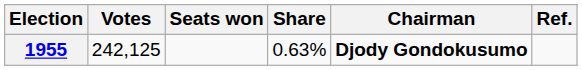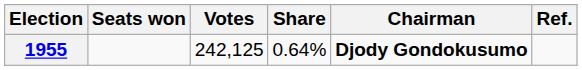columns swapped: (217, 19) <-> (126, 19)
(299, 49) 0.63% -> (299, 49) 0.64%
